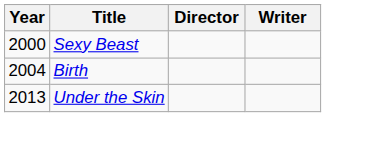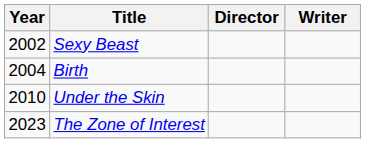(27, 44) 2000 -> (27, 44) 2002
(27, 97) 2013 -> (27, 97) 2010
+ row: (129, 124)
